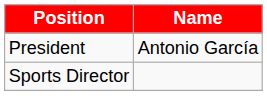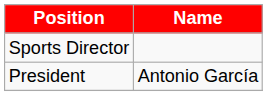rows swapped: (47, 47) <-> (69, 76)
